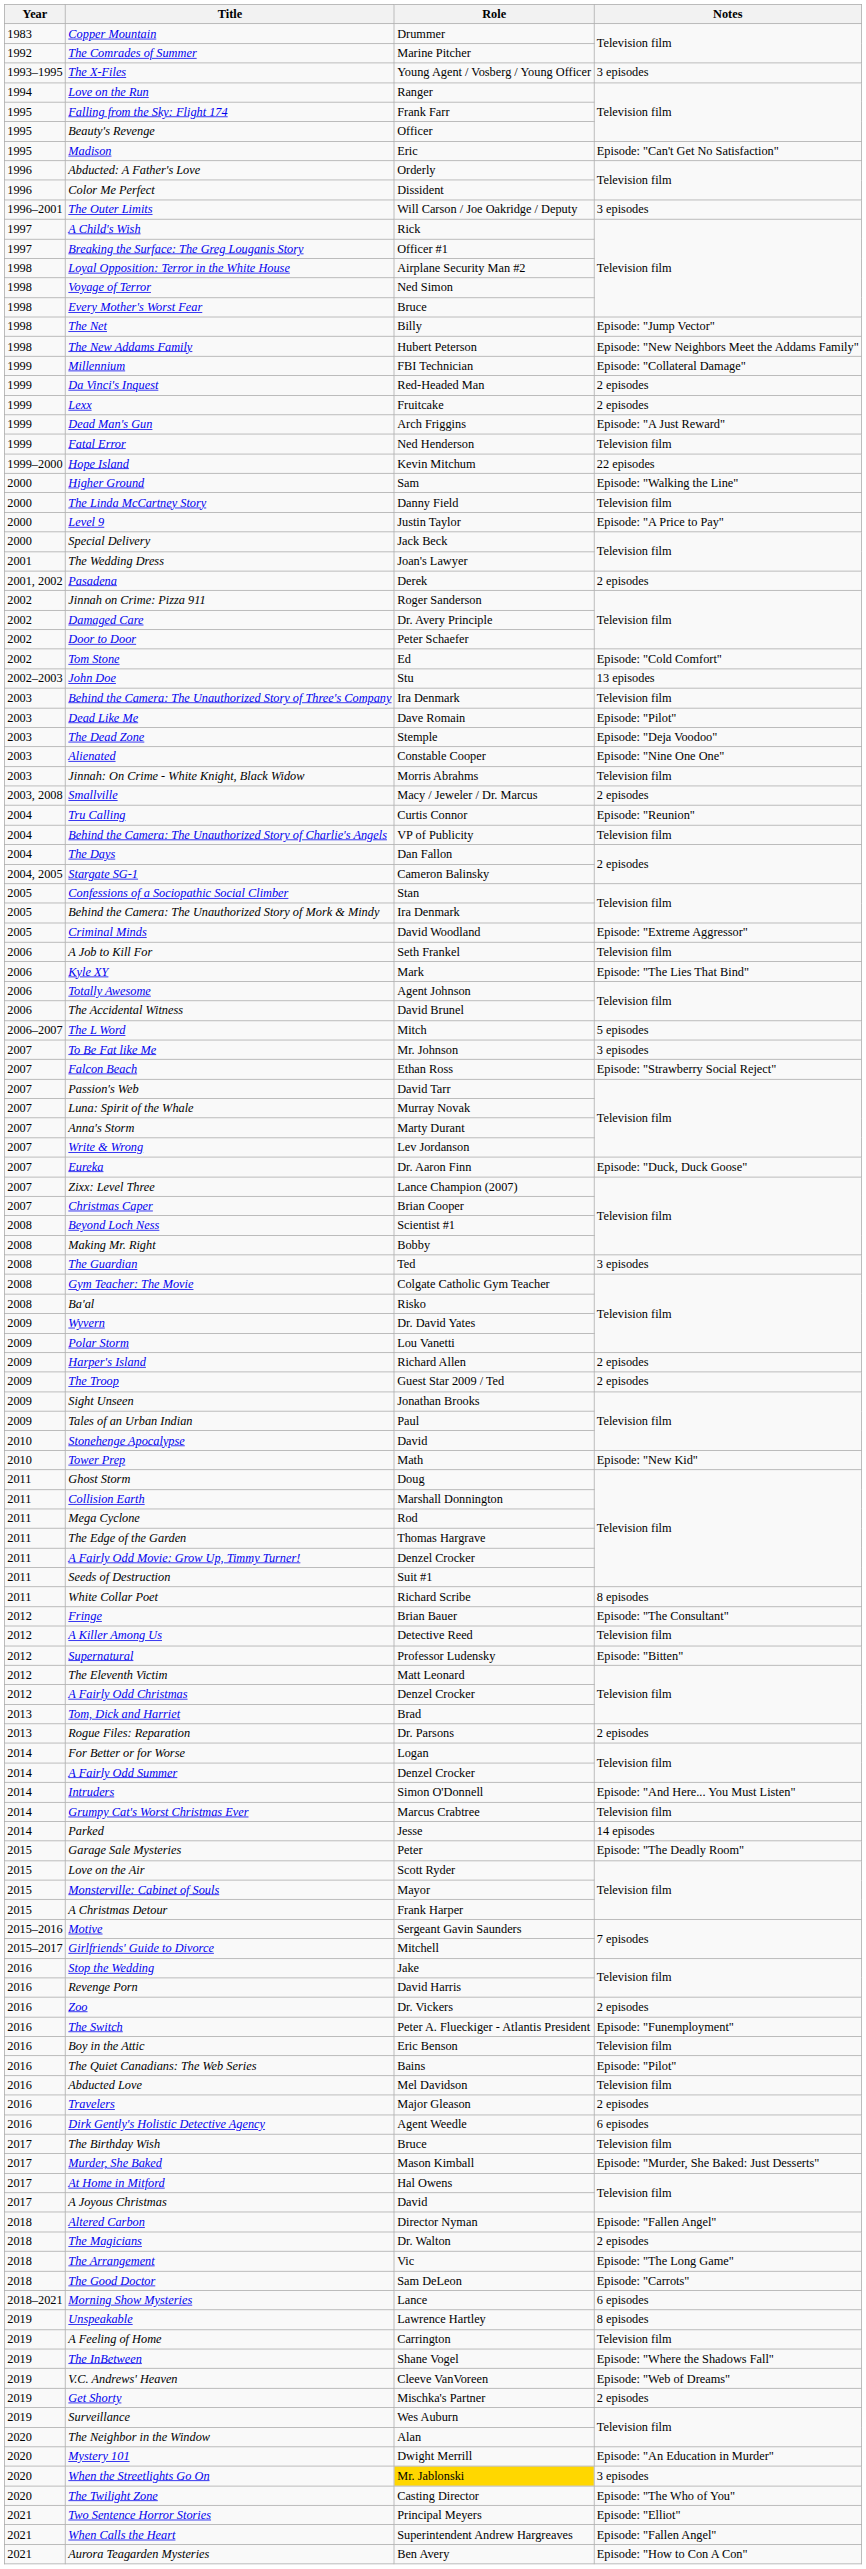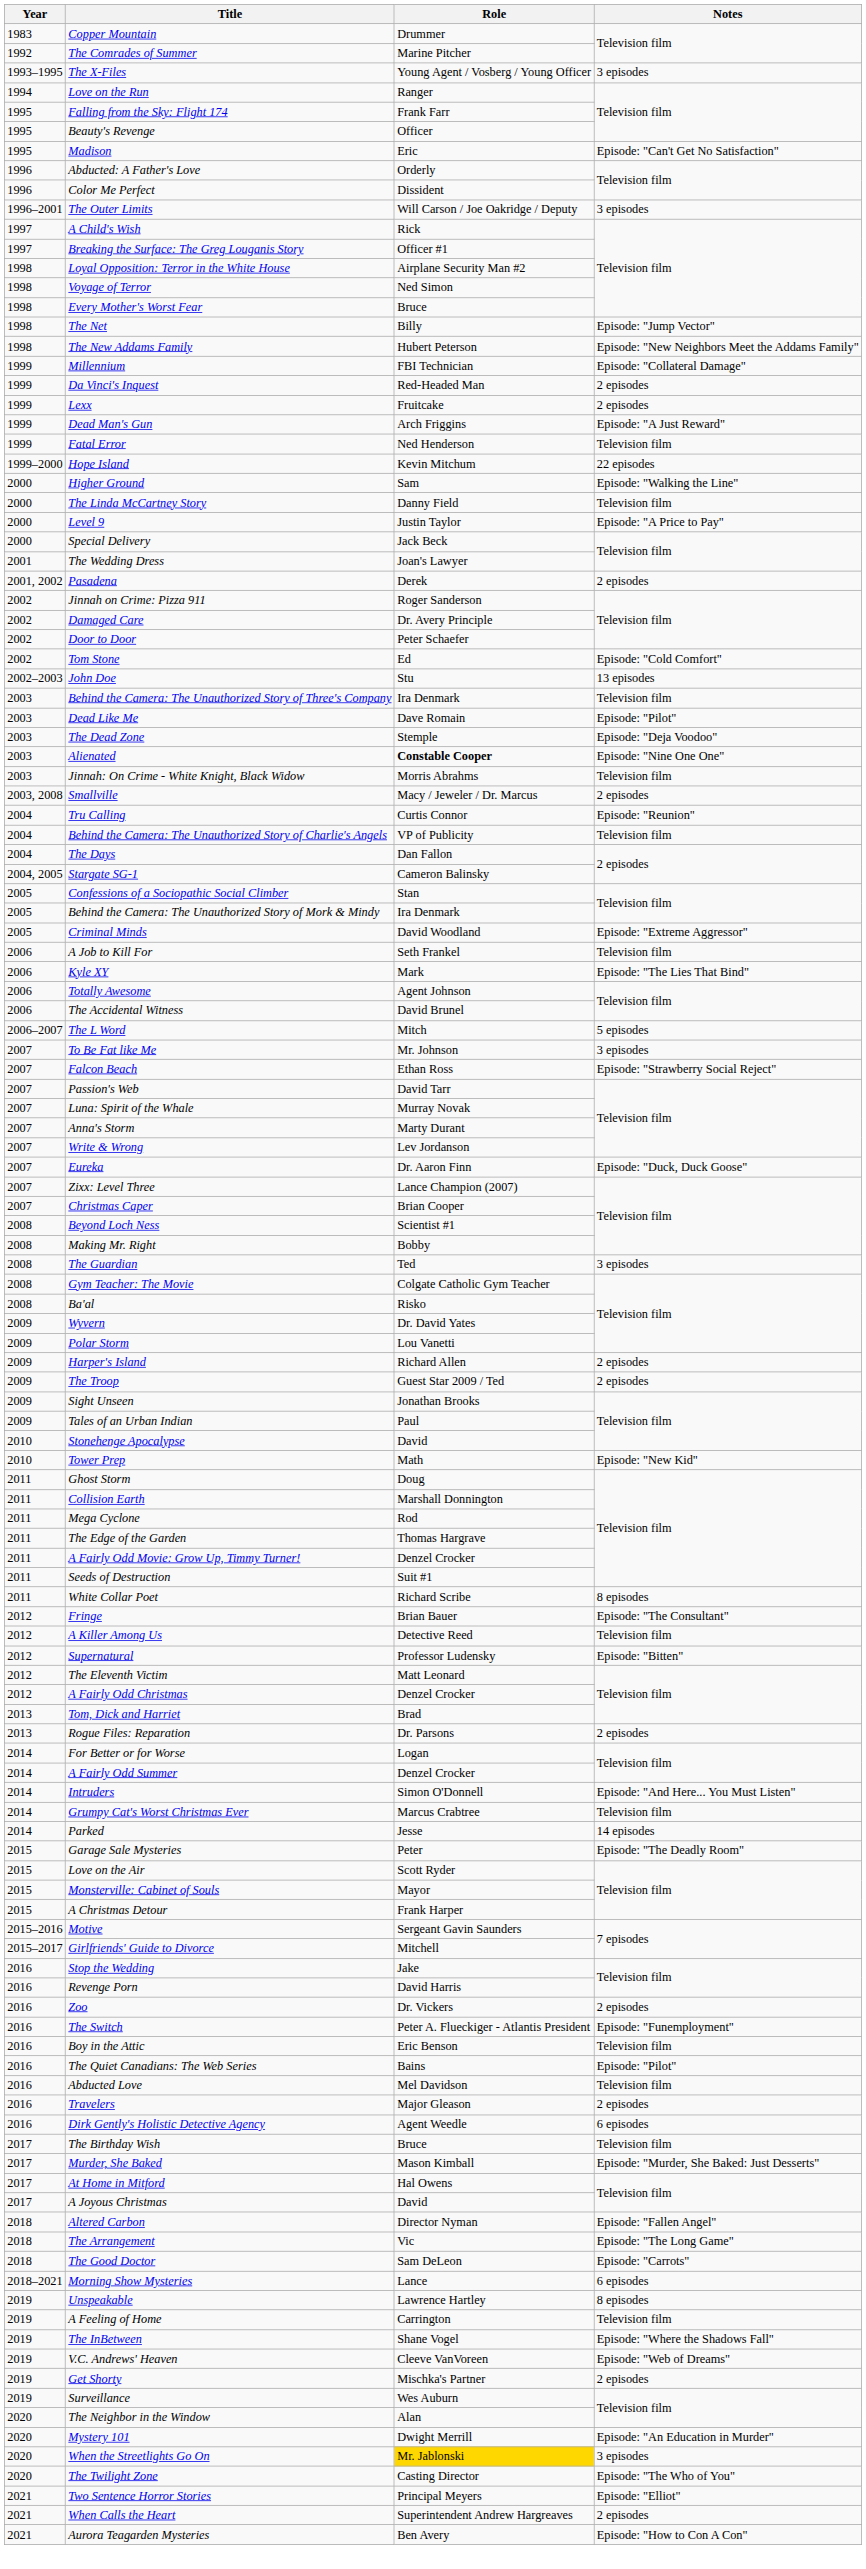(441, 756) normal -> (445, 756) bold
- row: (105, 2241)
(657, 2534) Episode: "Fallen Angel" -> (623, 2515) 2 episodes
